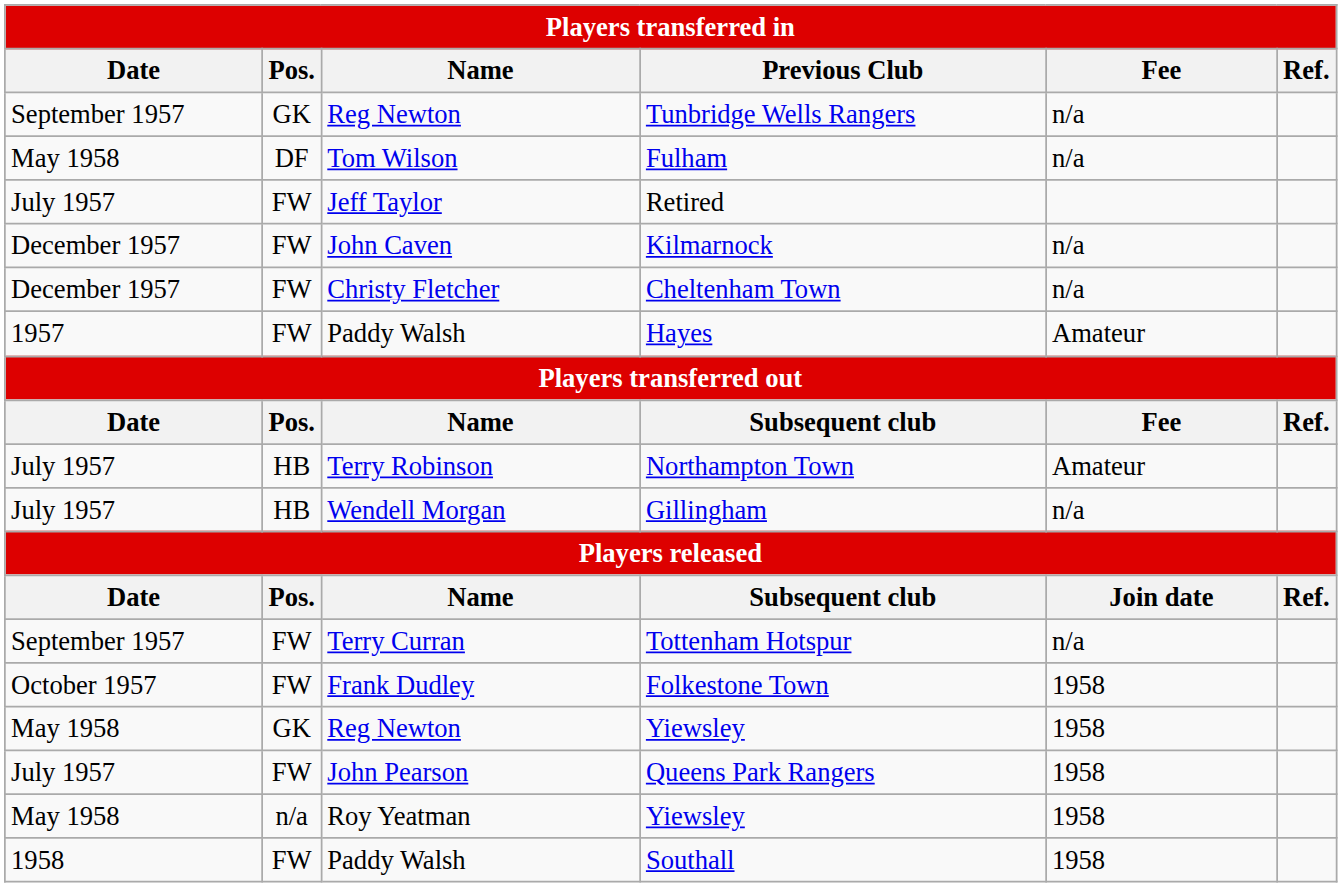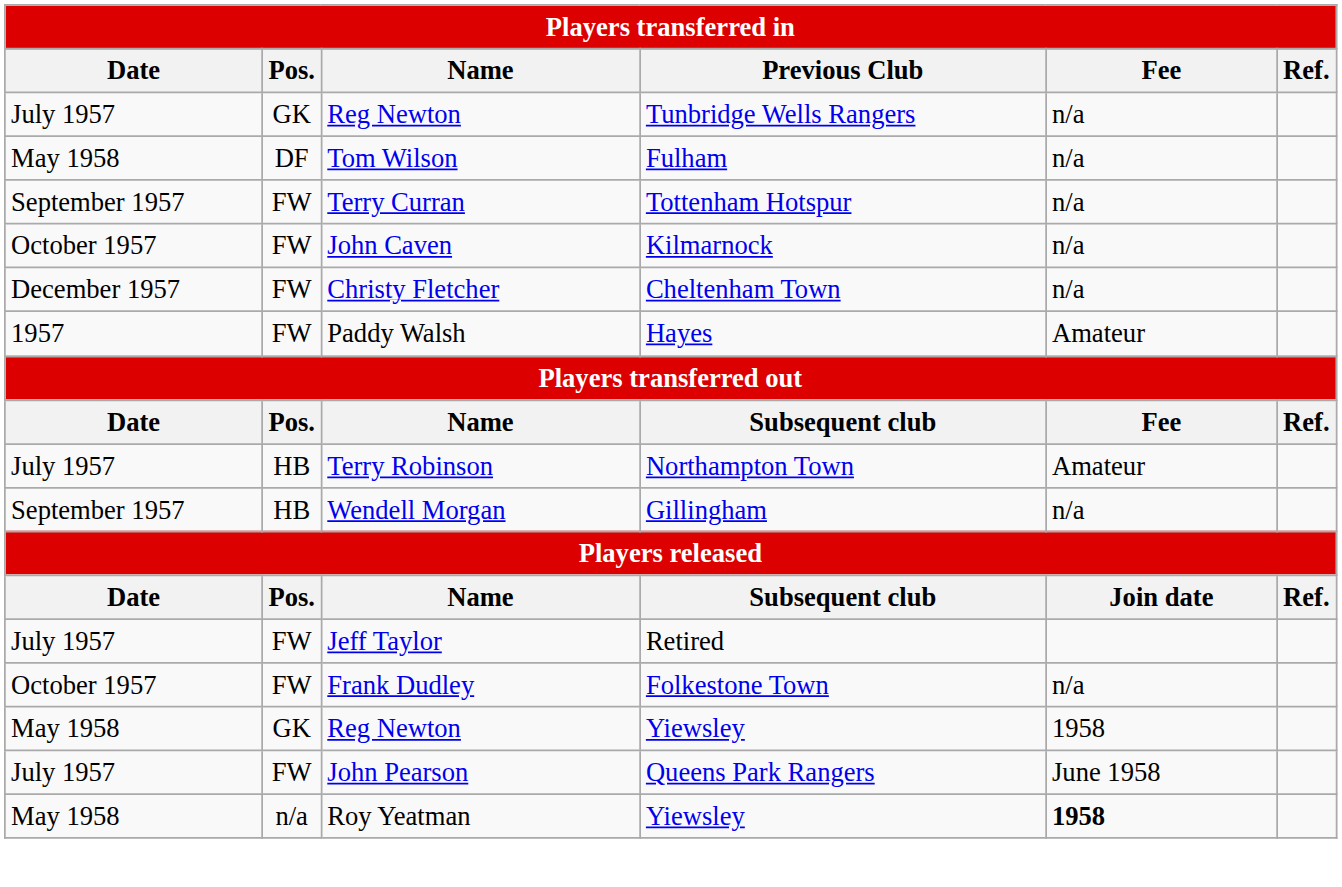(98, 114) September 1957 -> (63, 114) July 1957
rows swapped: (396, 640) <-> (385, 202)
(96, 245) December 1957 -> (84, 245) October 1957
(63, 509) July 1957 -> (98, 509) September 1957
(1079, 684) 1958 -> (1068, 684) n/a
(1079, 772) 1958 -> (1106, 772) June 1958
(1079, 816) normal -> (1079, 816) bold
- row: (396, 859)
